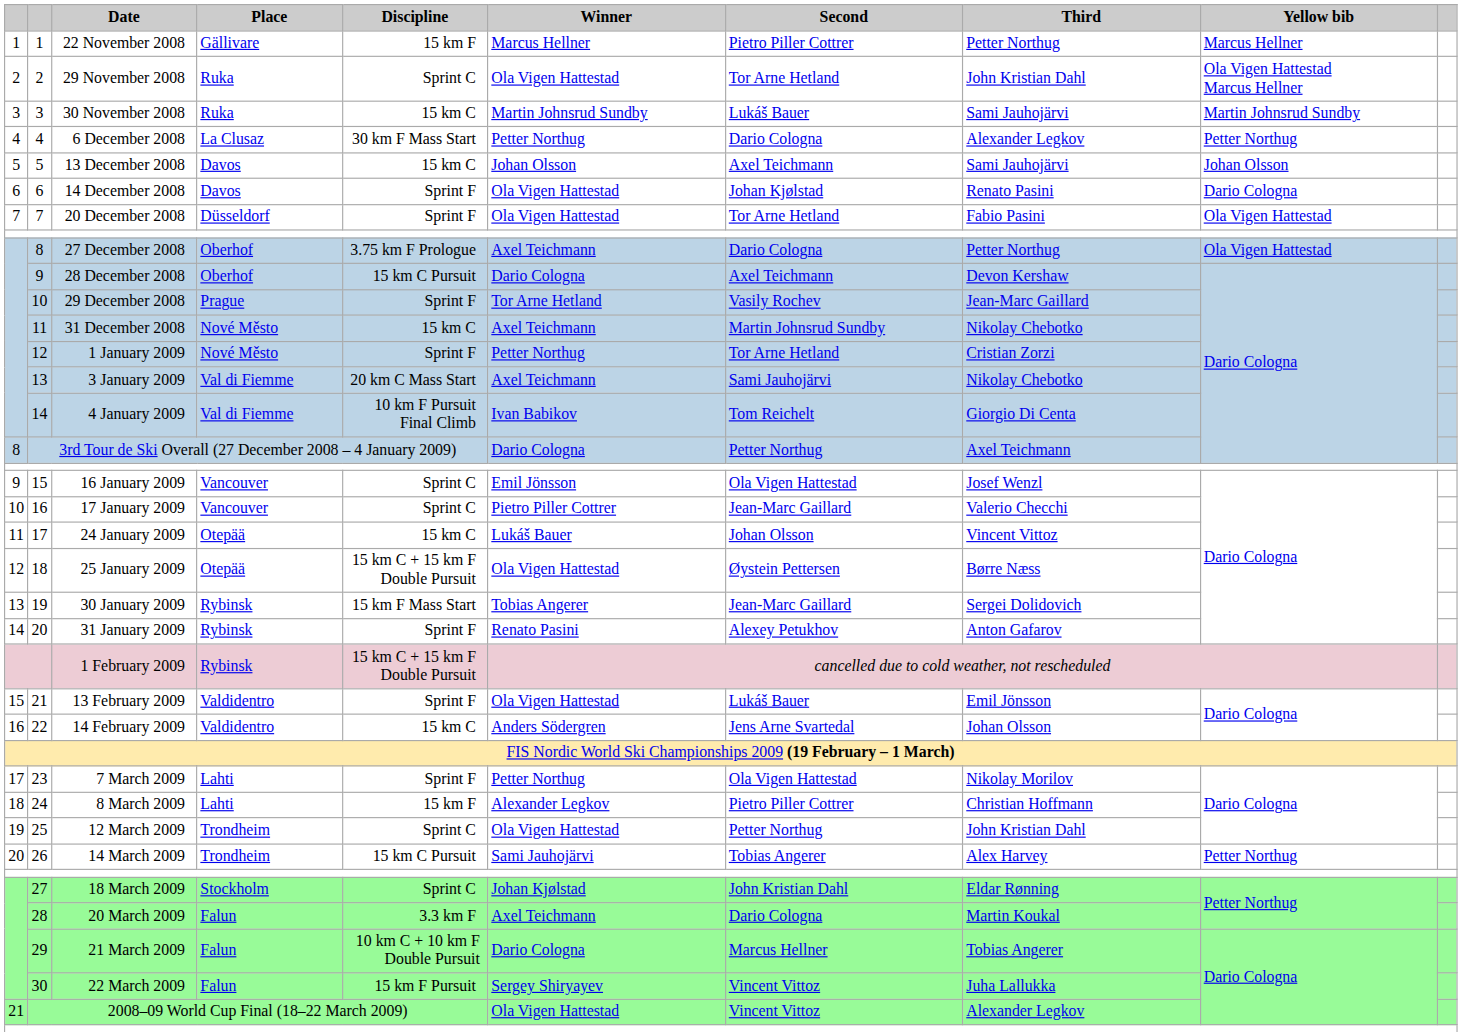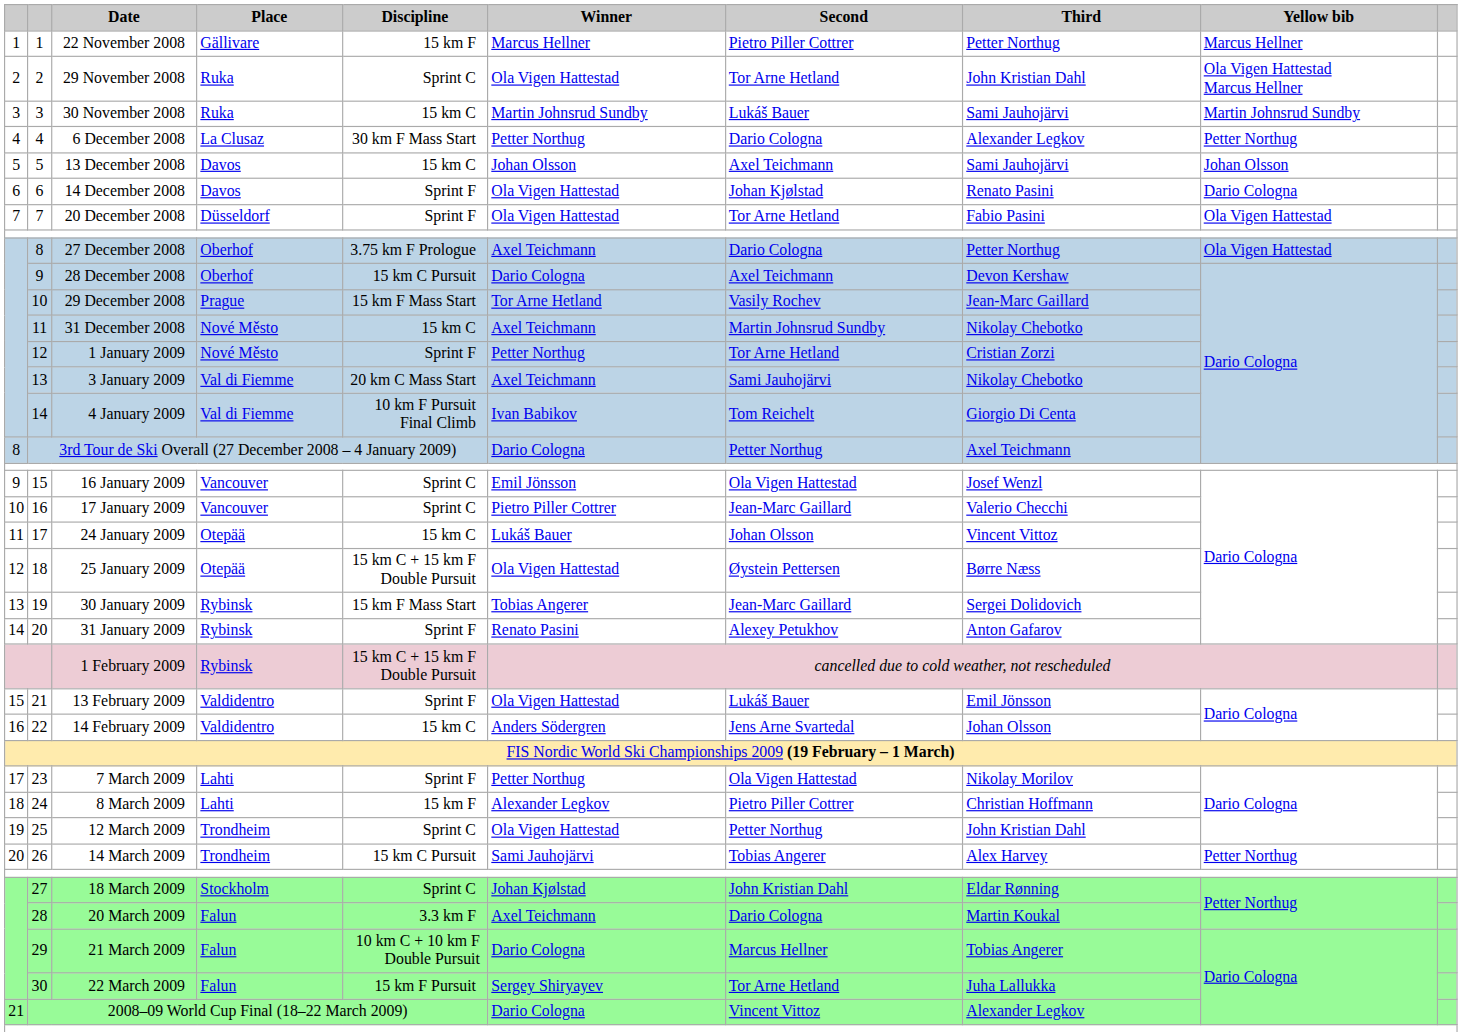(454, 301) Sprint F -> (418, 301) 15 km F Mass Start
(774, 985) Vincent Vittoz -> (784, 985) Tor Arne Hetland
(555, 1011) Ola Vigen Hattestad -> (538, 1011) Dario Cologna
